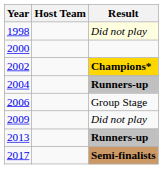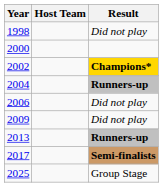(119, 31) lightyellow background -> (119, 31) no background
(119, 102) Group Stage -> (119, 102) Did not play
+ row: (18, 173)
